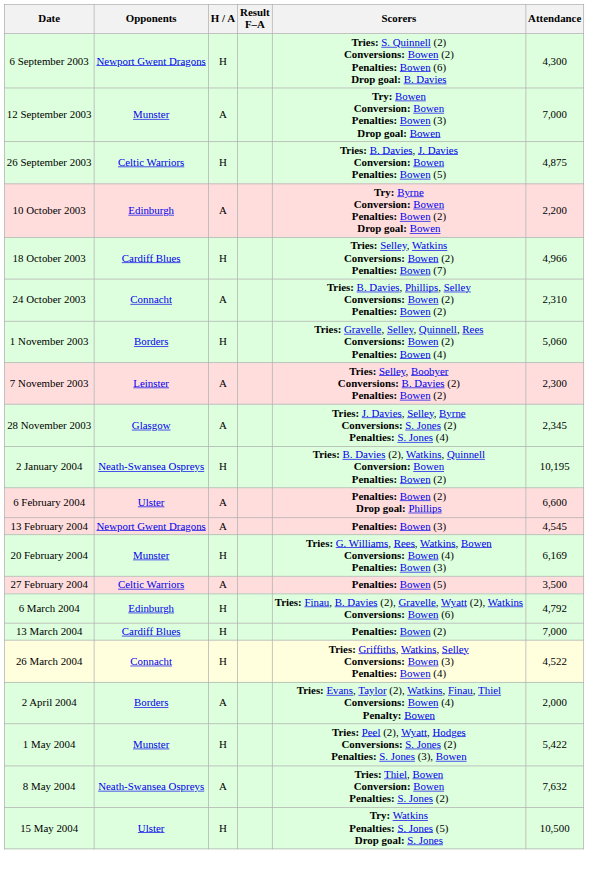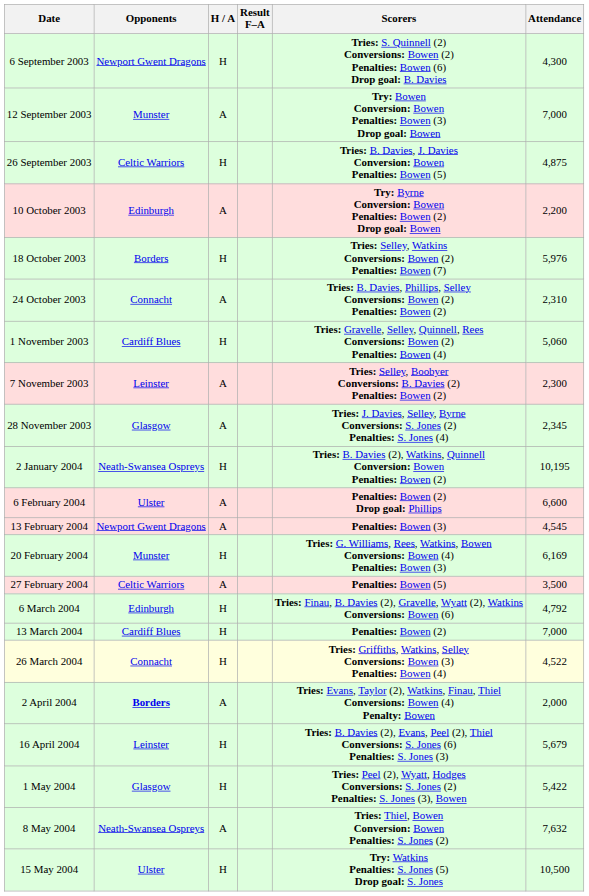(151, 258) Cardiff Blues -> (151, 258) Borders
(555, 258) 4,966 -> (555, 258) 5,976
(151, 341) Borders -> (151, 341) Cardiff Blues
(151, 703) normal -> (151, 703) bold
+ row: (49, 744)
(151, 744) Munster -> (151, 786) Glasgow
